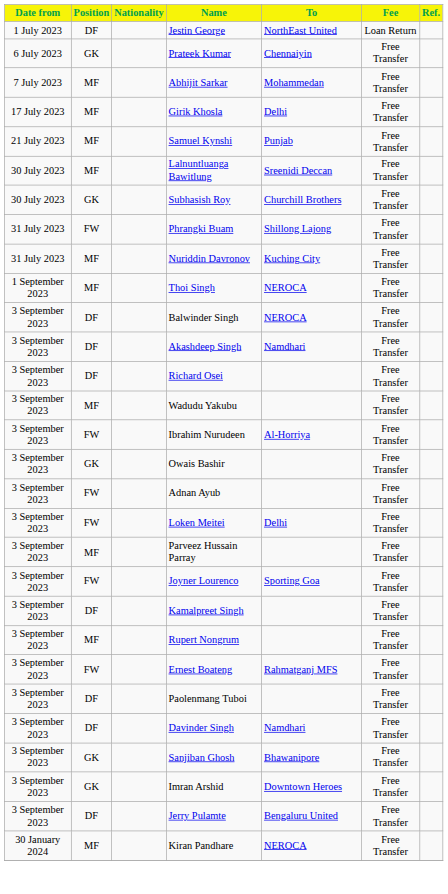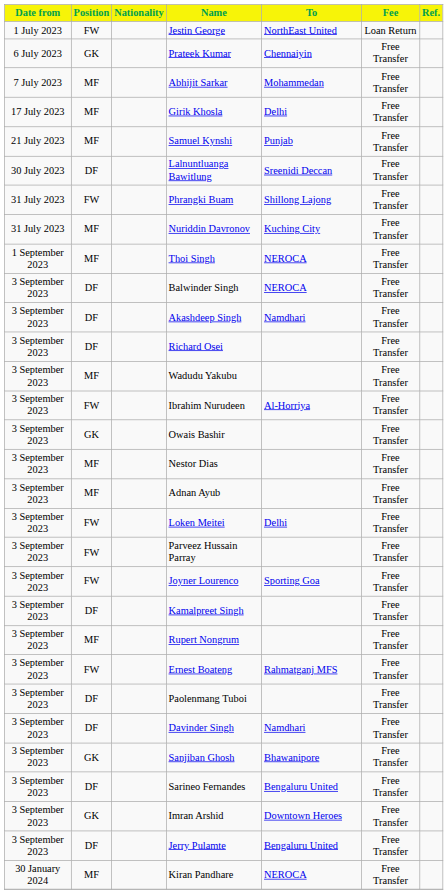(91, 30) DF -> (91, 30) FW
(91, 171) MF -> (91, 171) DF
- row: (200, 200)
+ row: (193, 464)
(91, 493) FW -> (91, 493) MF
(91, 552) MF -> (91, 552) FW
+ row: (207, 787)
